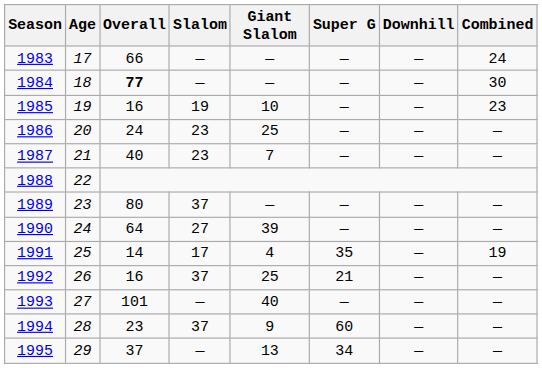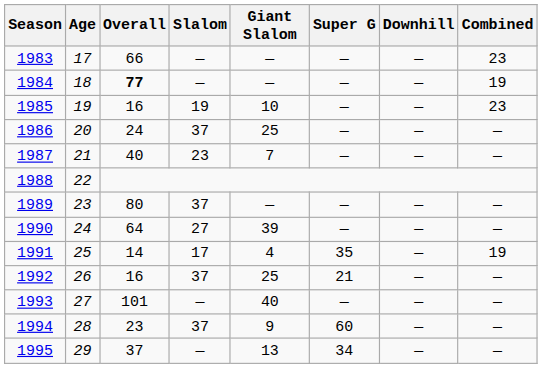(498, 58) 24 -> (498, 58) 23
(498, 83) 30 -> (498, 83) 19
(200, 131) 23 -> (200, 131) 37
